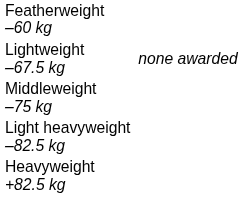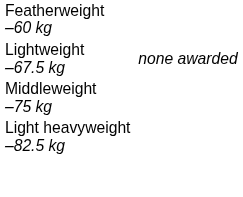- row: (50, 176)
